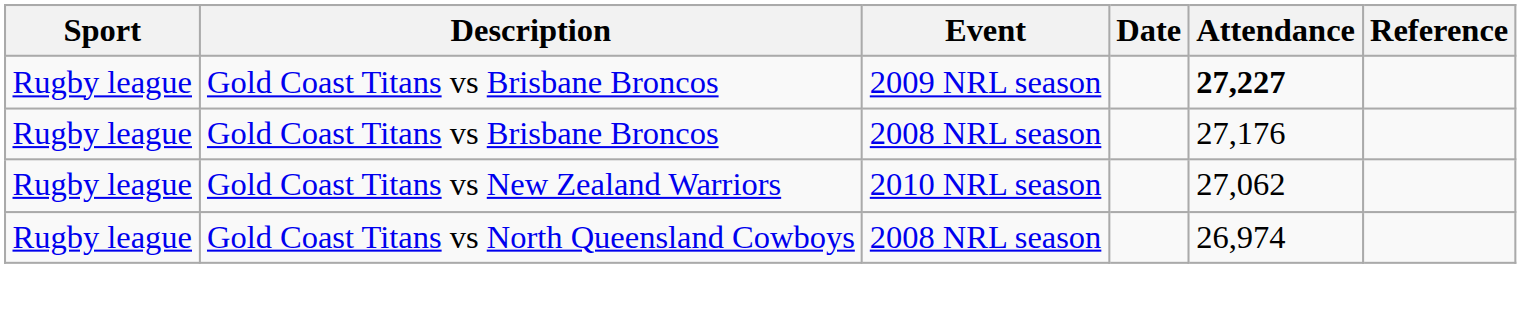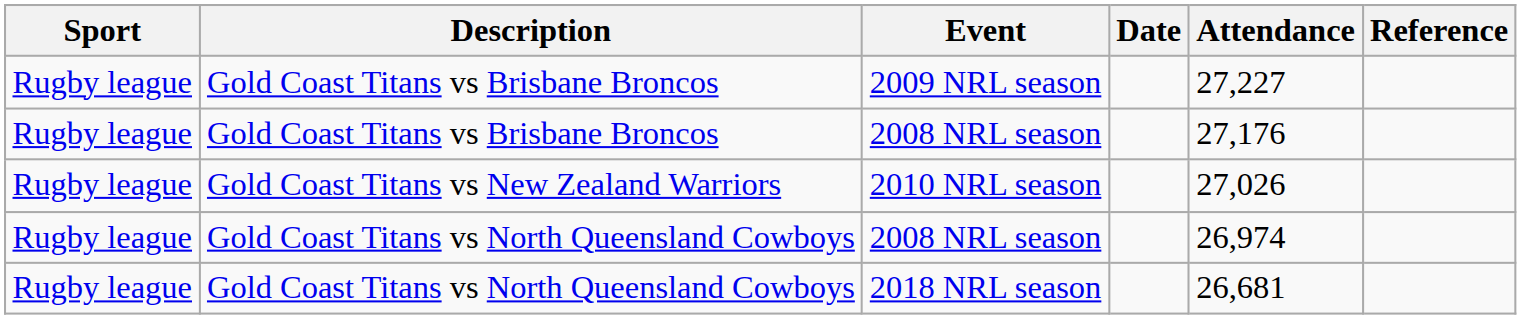(1241, 81) bold -> (1241, 81) normal
(1241, 184) 27,062 -> (1241, 184) 27,026
+ row: (531, 287)
